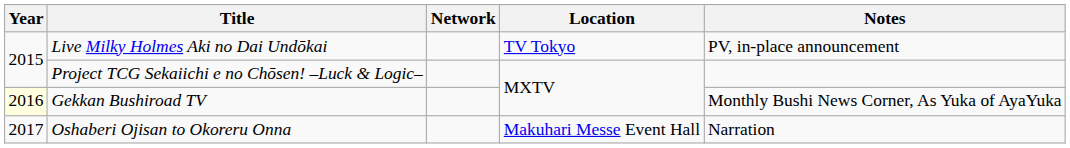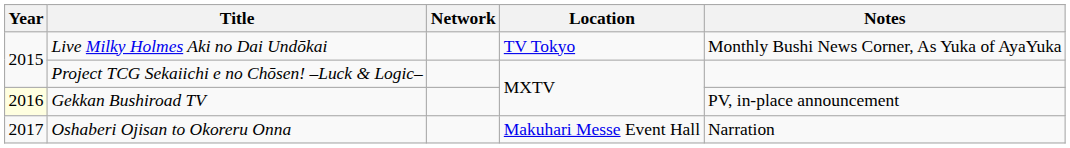(804, 45) PV, in-place announcement -> (885, 45) Monthly Bushi News Corner, As Yuka of AyaYuka
(885, 101) Monthly Bushi News Corner, As Yuka of AyaYuka -> (804, 101) PV, in-place announcement
